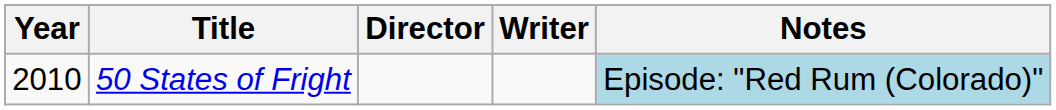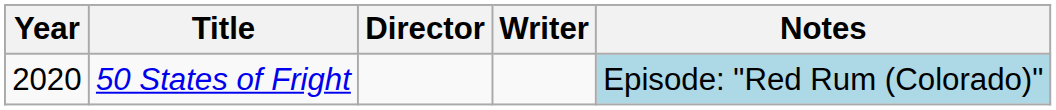(47, 78) 2010 -> (47, 78) 2020
